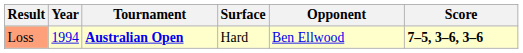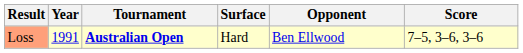(65, 37) 1994 -> (65, 37) 1991
(445, 37) bold -> (445, 37) normal
